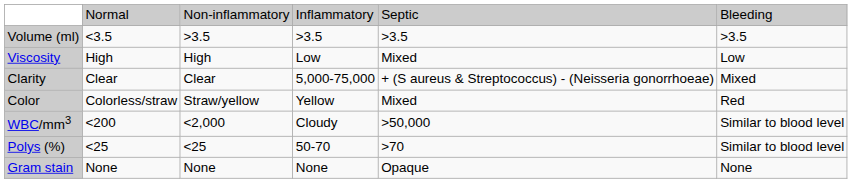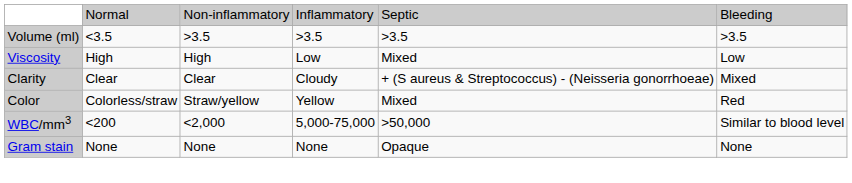(335, 79) 5,000-75,000 -> (317, 79) Cloudy
(317, 123) Cloudy -> (335, 123) 5,000-75,000
- row: (36, 146)
